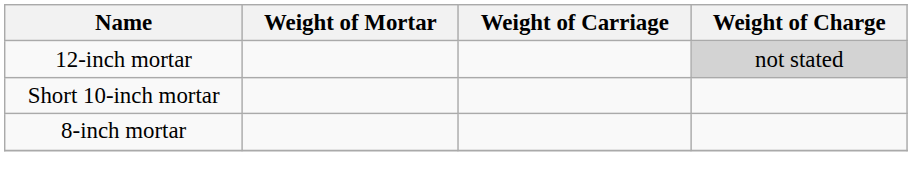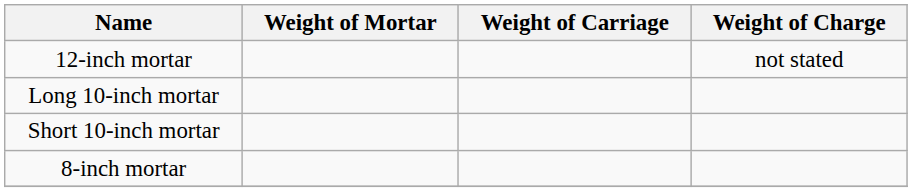(799, 58) lightgrey background -> (799, 58) no background
+ row: (124, 95)
